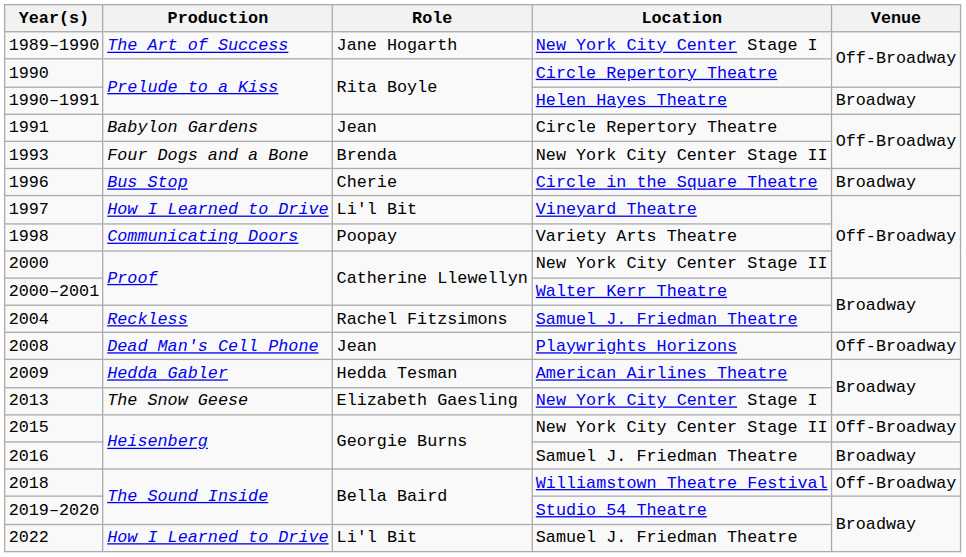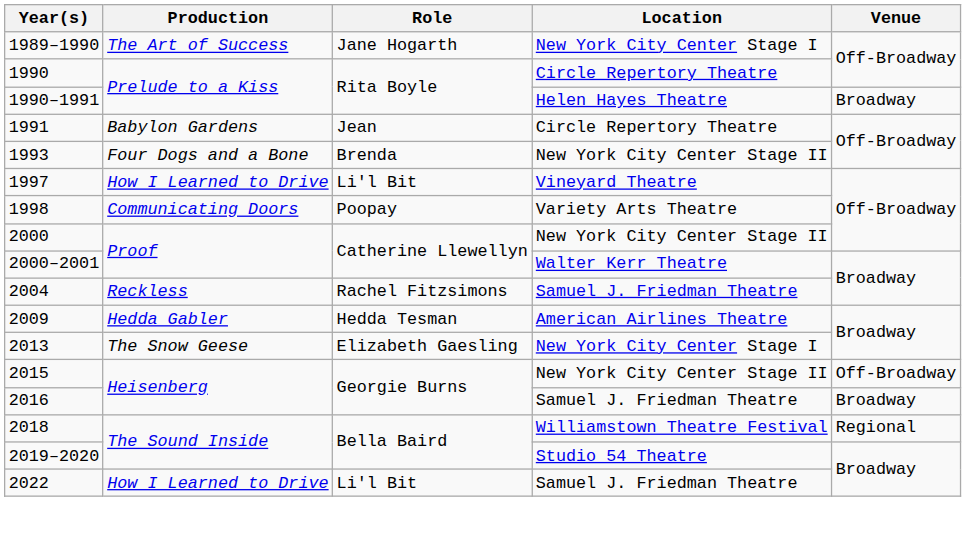- row: (29, 182)
- row: (29, 346)
(896, 483) Off-Broadway -> (876, 428) Regional
